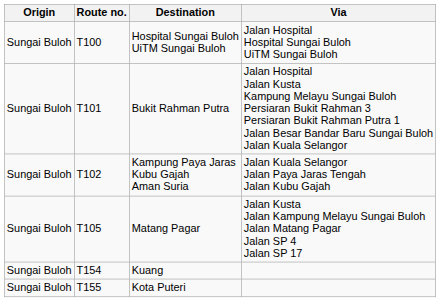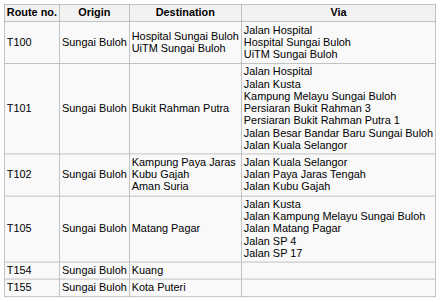columns swapped: (102, 13) <-> (39, 13)
